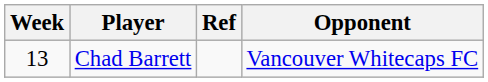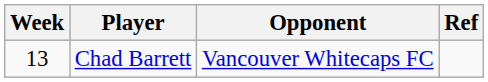columns swapped: (362, 22) <-> (219, 22)
